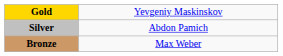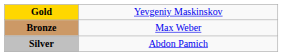rows swapped: (41, 28) <-> (41, 43)
